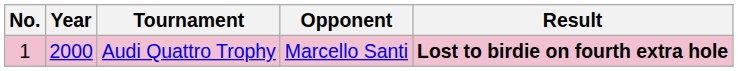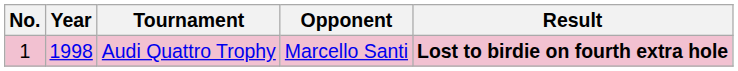(71, 51) 2000 -> (71, 51) 1998
